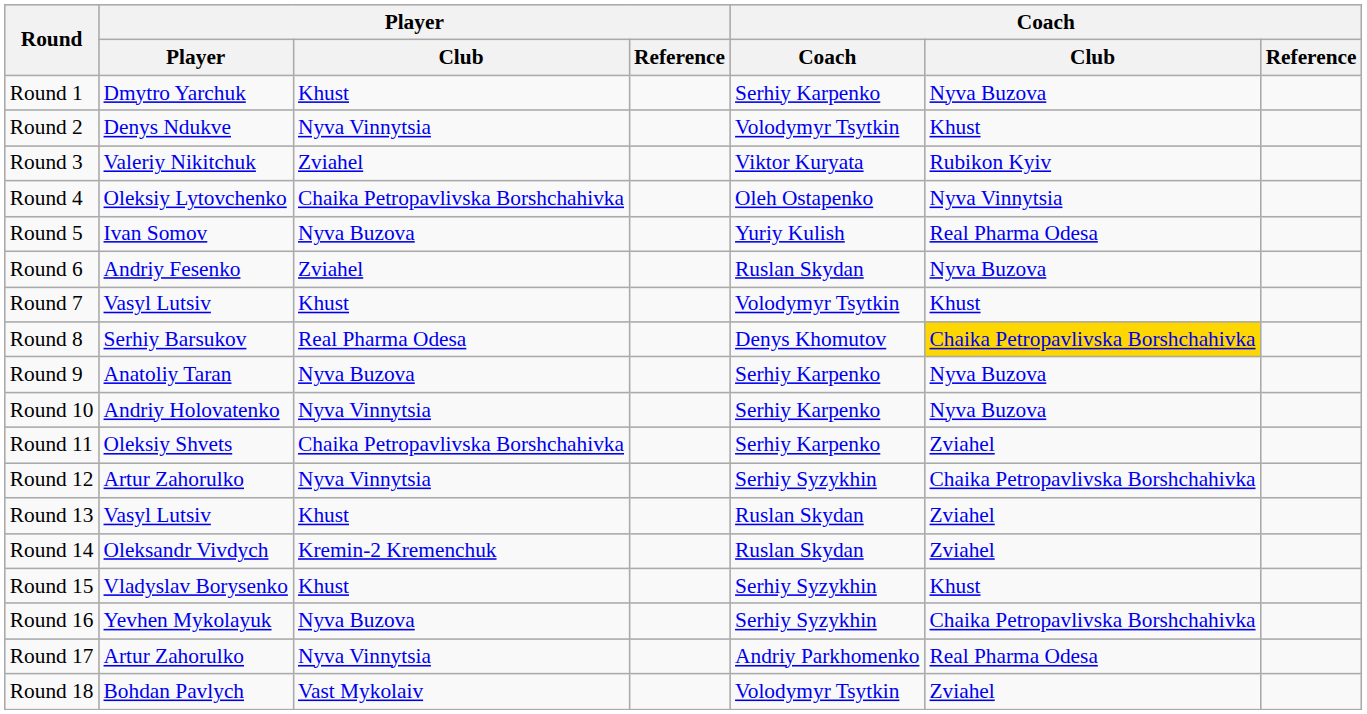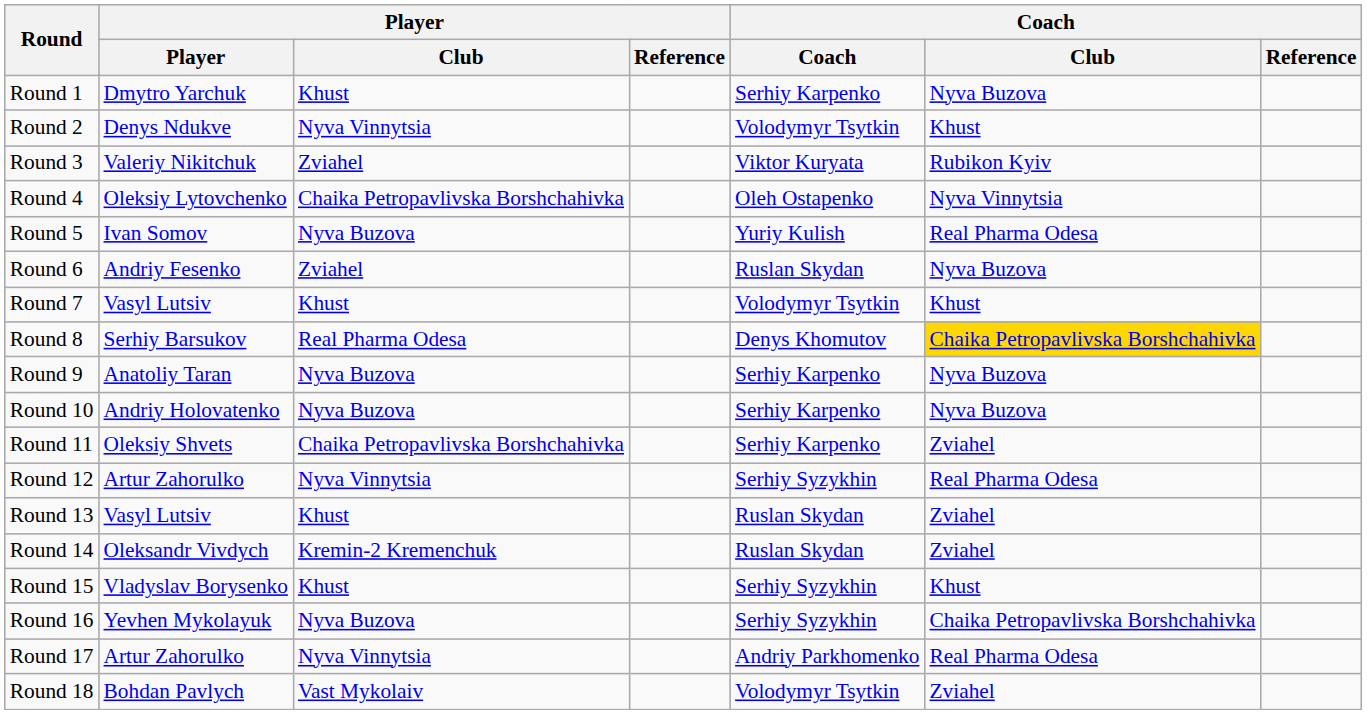(364, 409) Nyva Vinnytsia -> (356, 409) Nyva Buzova
(1093, 479) Chaika Petropavlivska Borshchahivka -> (1014, 479) Real Pharma Odesa
